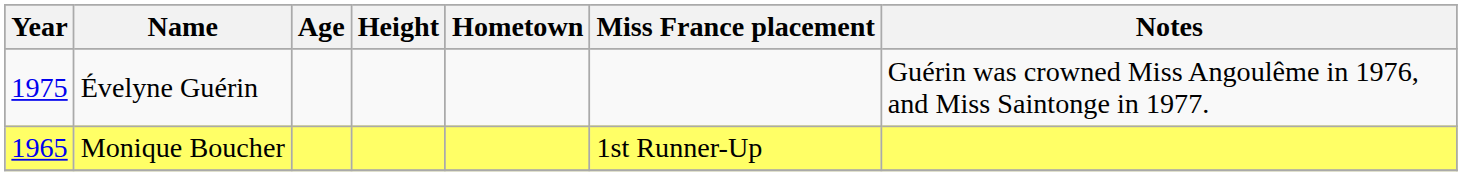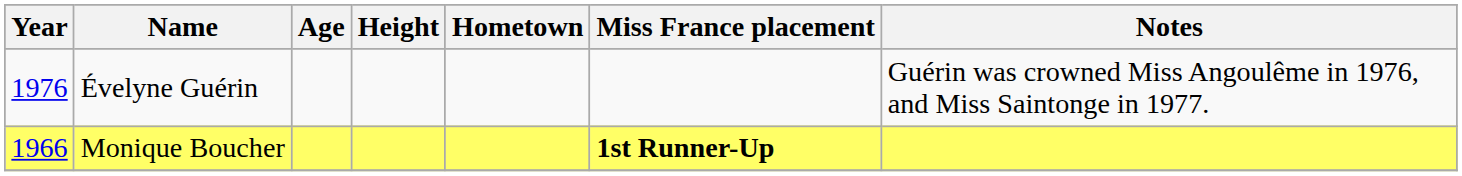(40, 87) 1975 -> (40, 87) 1976
(40, 147) 1965 -> (40, 147) 1966
(679, 147) normal -> (685, 147) bold
